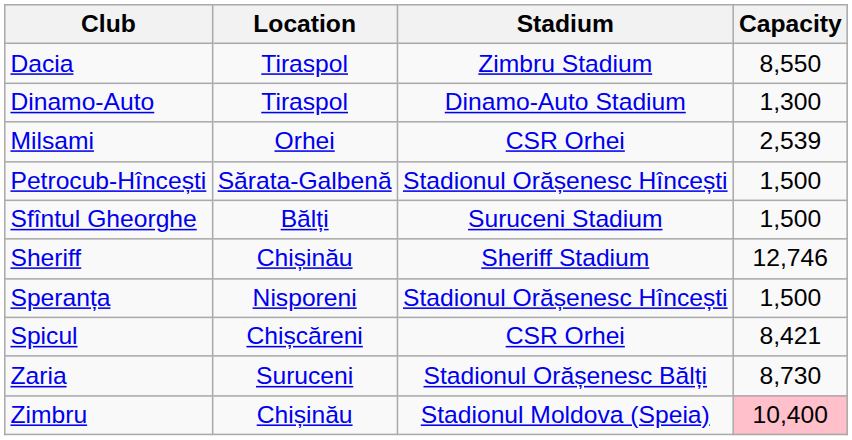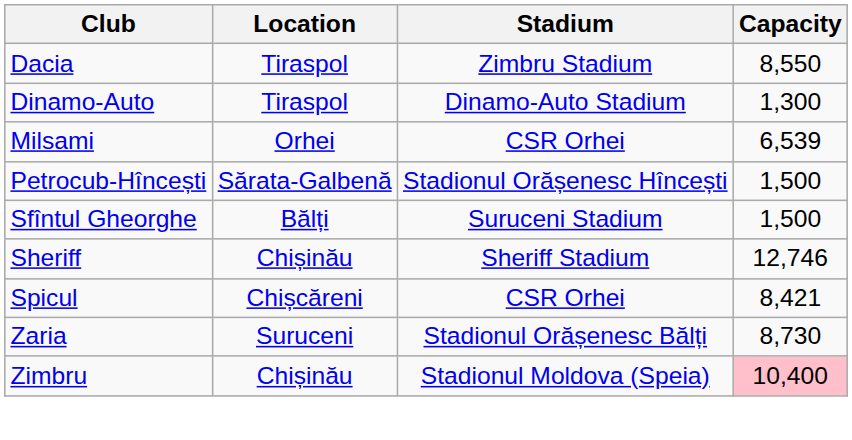(790, 141) 2,539 -> (790, 141) 6,539
- row: (60, 297)
